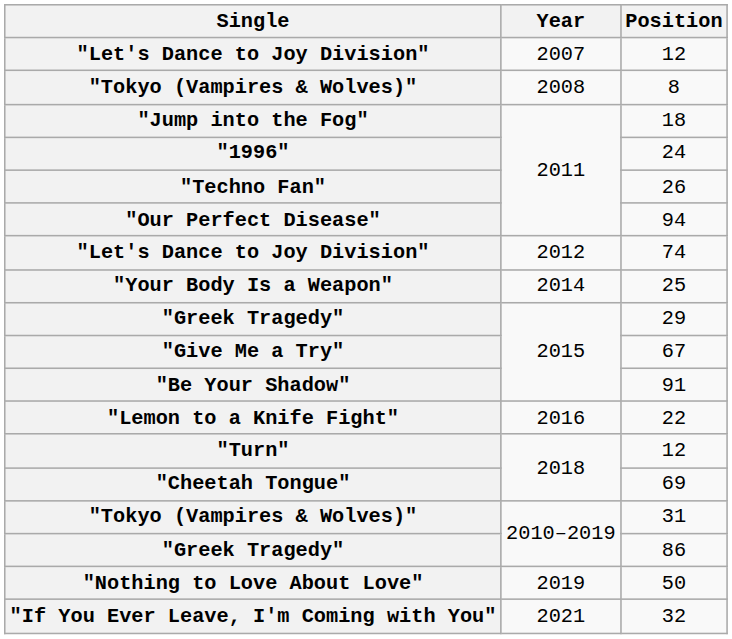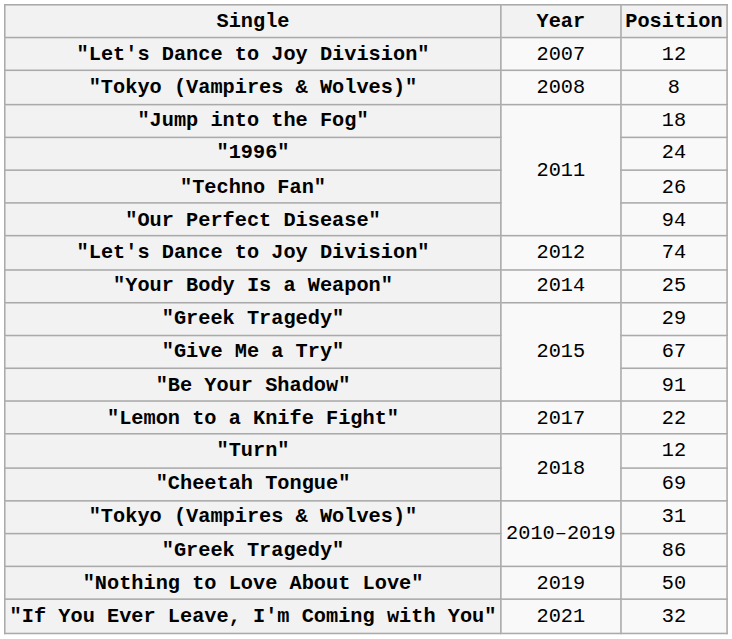(561, 418) 2016 -> (561, 418) 2017
